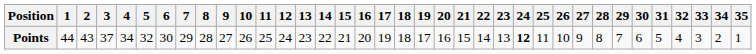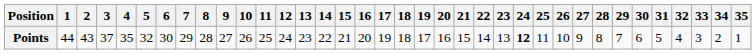(127, 37) 34 -> (127, 37) 35
